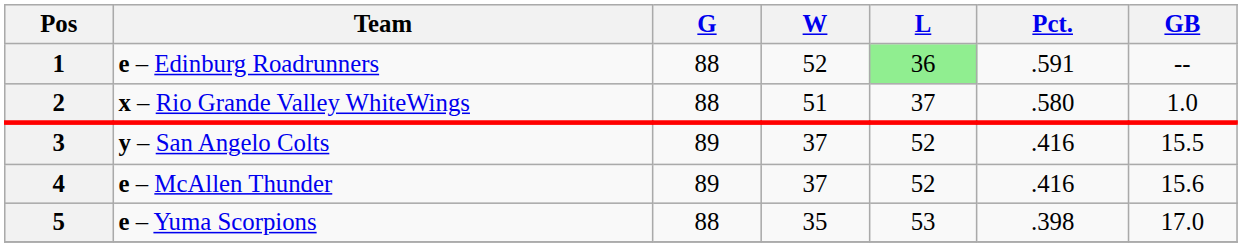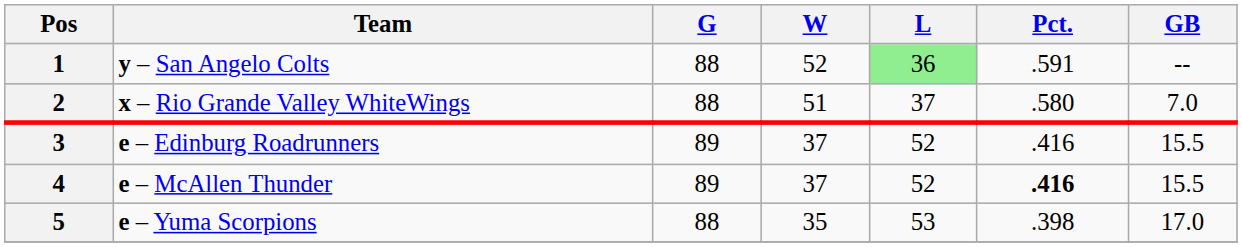(249, 63) e – Edinburg Roadrunners -> (224, 63) y – San Angelo Colts
(1182, 102) 1.0 -> (1182, 102) 7.0
(224, 143) y – San Angelo Colts -> (249, 143) e – Edinburg Roadrunners
(1053, 183) normal -> (1053, 183) bold
(1182, 183) 15.6 -> (1182, 183) 15.5
